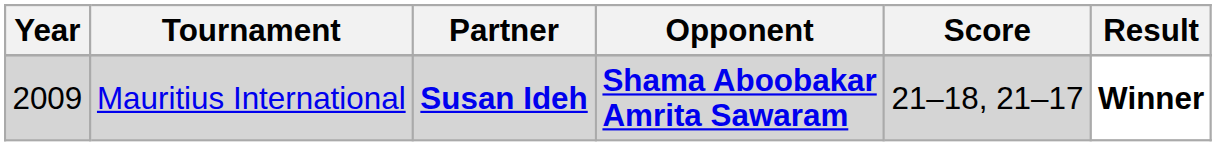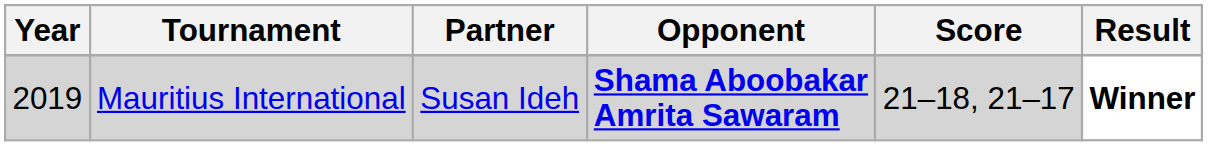(47, 97) 2009 -> (47, 97) 2019
(504, 97) bold -> (500, 97) normal
